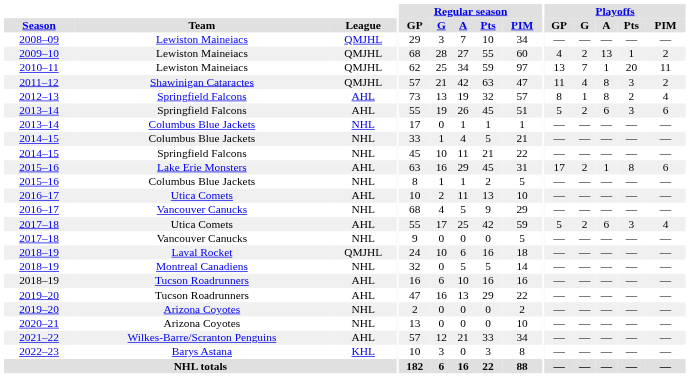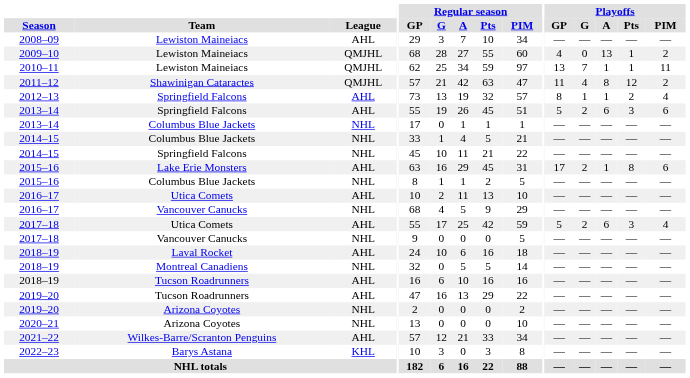(363, 39) QMJHL -> (363, 39) AHL
(585, 53) 2 -> (585, 53) 0
(631, 68) 20 -> (631, 68) 1
(631, 82) 3 -> (631, 82) 12
(606, 96) 8 -> (606, 96) 1
(363, 252) QMJHL -> (363, 252) AHL
